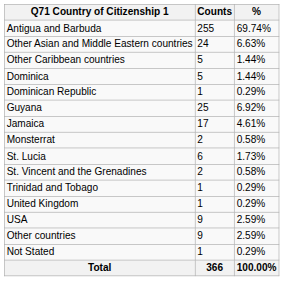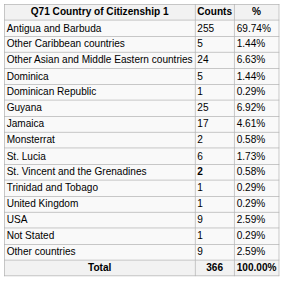rows swapped: (66, 60) <-> (100, 44)
(200, 172) normal -> (200, 172) bold
rows swapped: (41, 236) <-> (30, 252)
